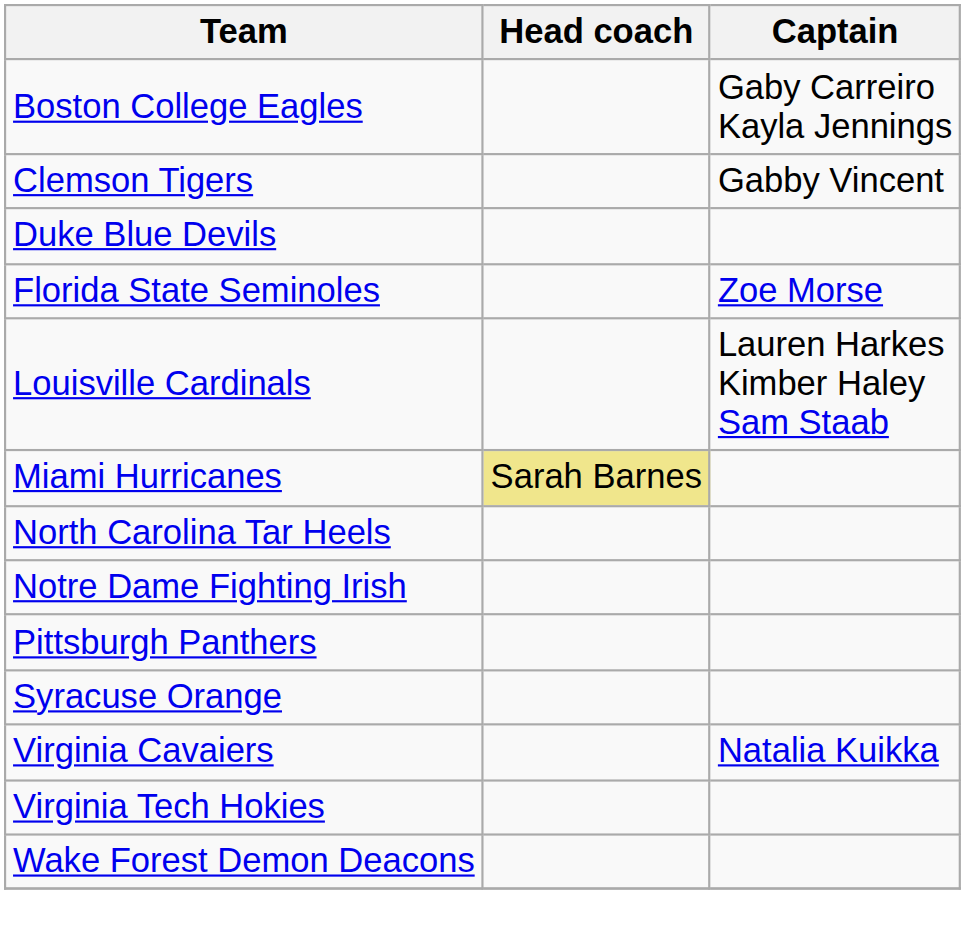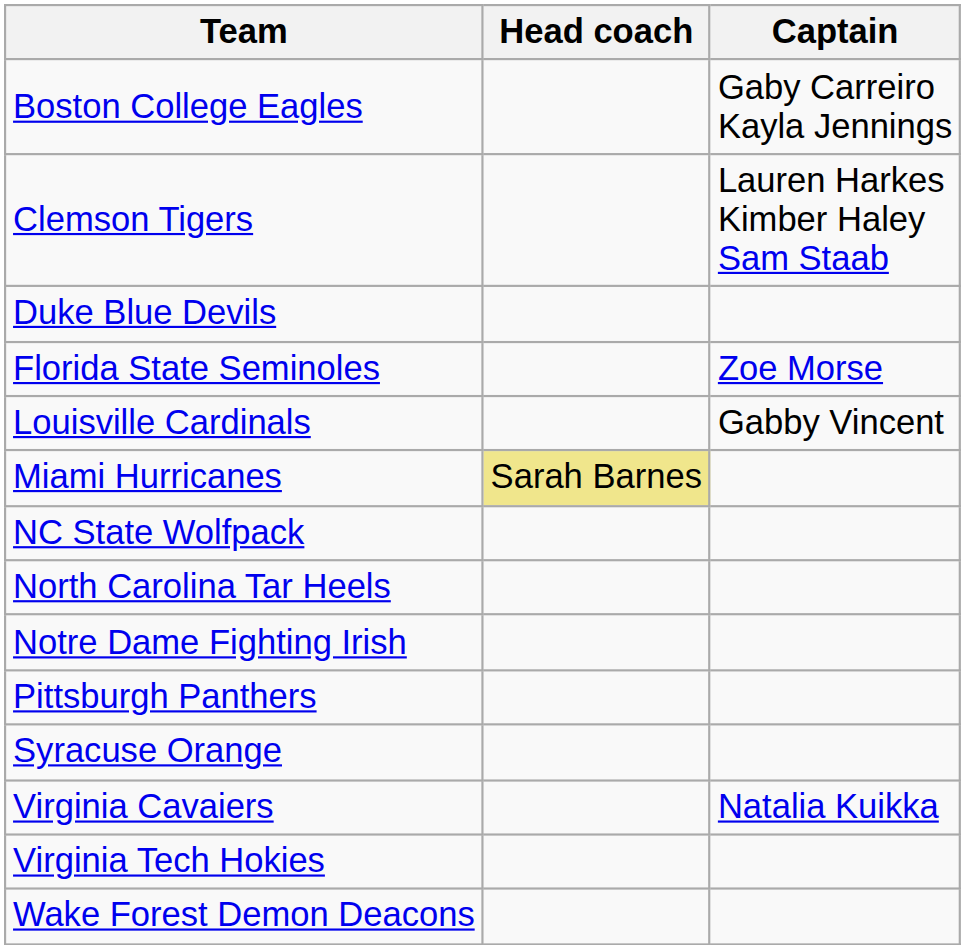(831, 180) Gabby Vincent -> (831, 219) Lauren Harkes Kimber Haley Sam Staab
(831, 383) Lauren Harkes Kimber Haley Sam Staab -> (831, 422) Gabby Vincent
+ row: (159, 532)
